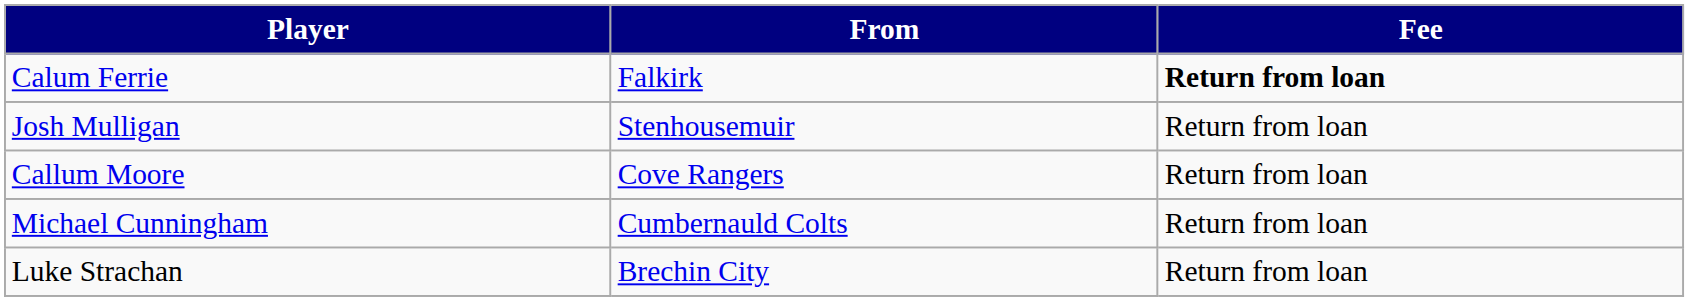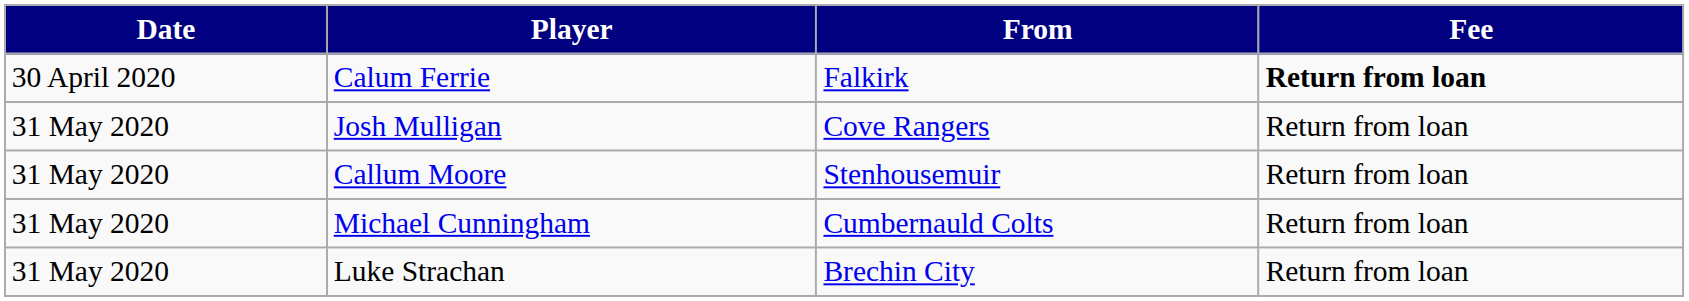+ column: (166, 28)
(706, 126) Stenhousemuir -> (906, 126) Cove Rangers
(701, 174) Cove Rangers -> (912, 174) Stenhousemuir
